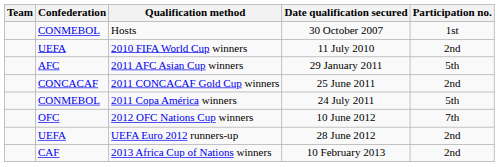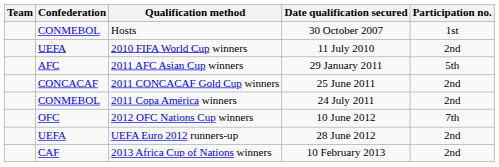(452, 100) 5th -> (452, 100) 2nd
